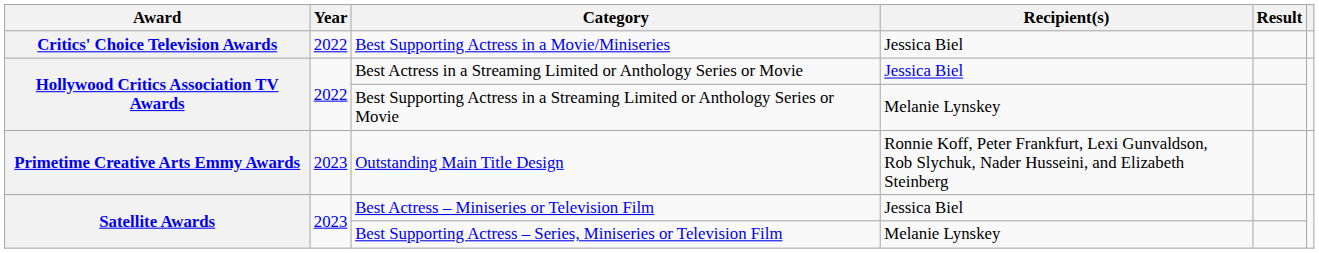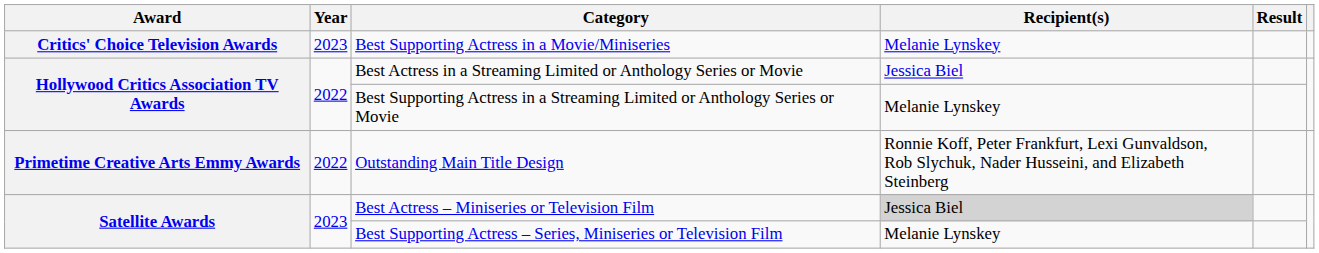(331, 44) 2022 -> (331, 44) 2023
(924, 44) Jessica Biel -> (942, 44) Melanie Lynskey
(331, 162) 2023 -> (331, 162) 2022
(924, 207) no background -> (924, 207) lightgrey background
